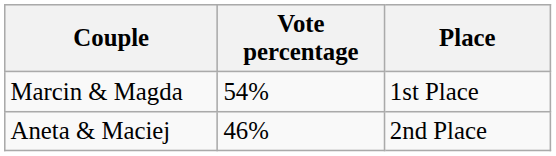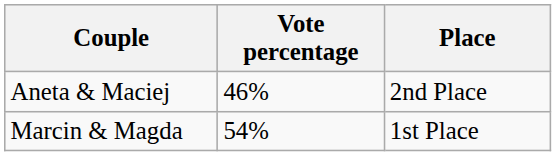rows swapped: (97, 91) <-> (90, 130)
